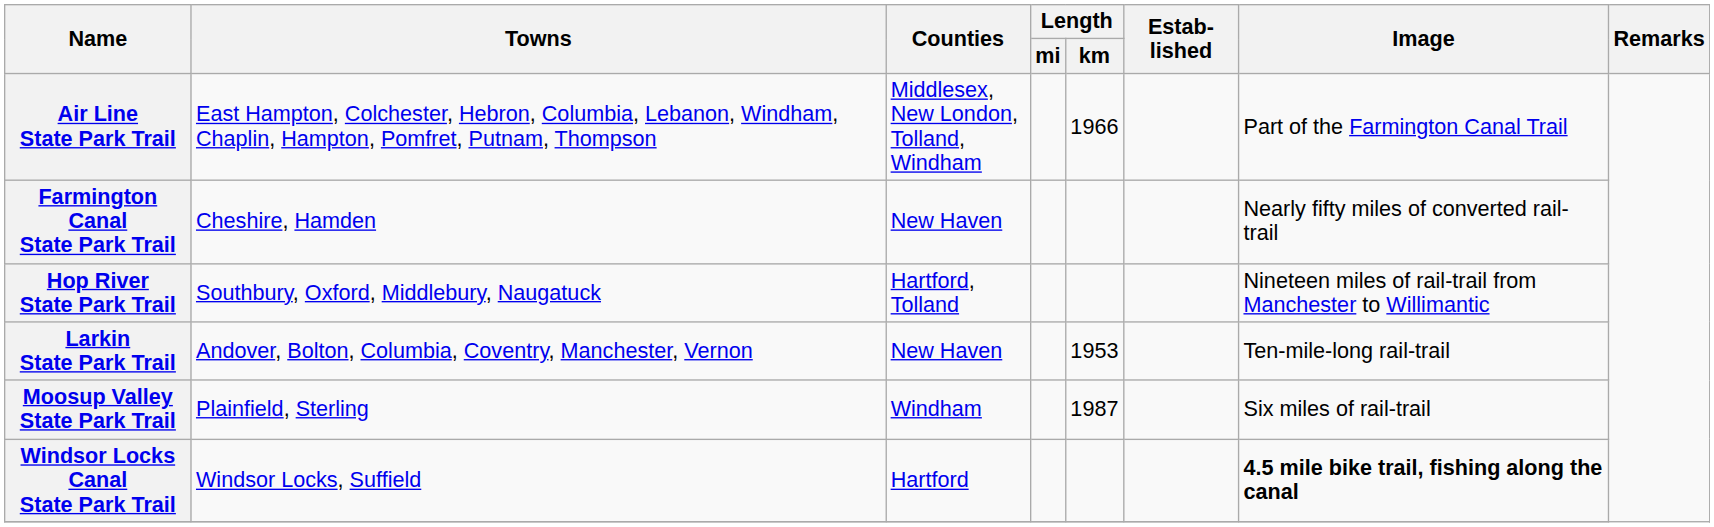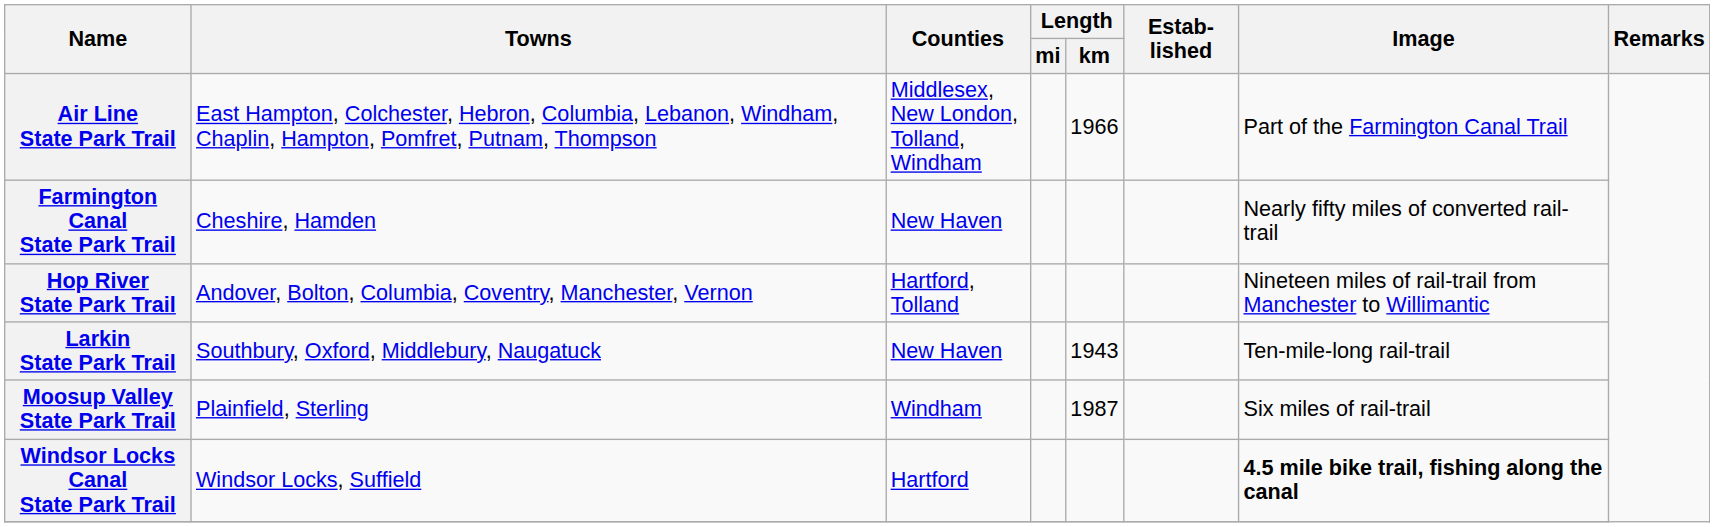(398, 292) Southbury, Oxford, Middlebury, Naugatuck -> (474, 292) Andover, Bolton, Columbia, Coventry, Manchester, Vernon
(474, 350) Andover, Bolton, Columbia, Coventry, Manchester, Vernon -> (398, 350) Southbury, Oxford, Middlebury, Naugatuck
(1094, 350) 1953 -> (1094, 350) 1943
